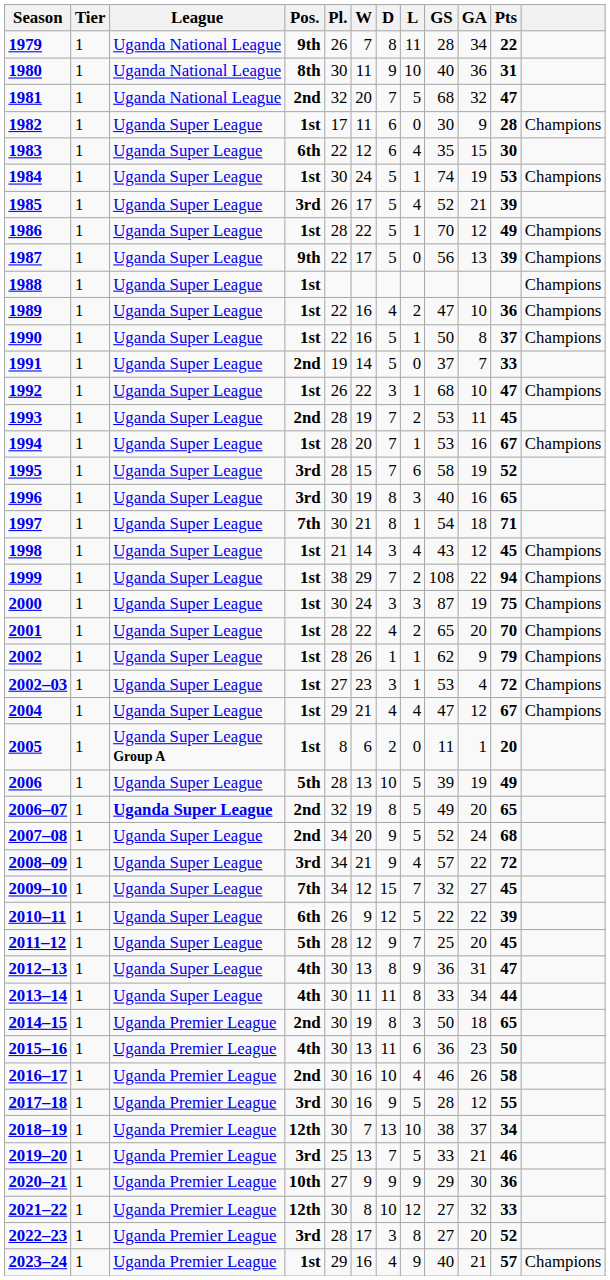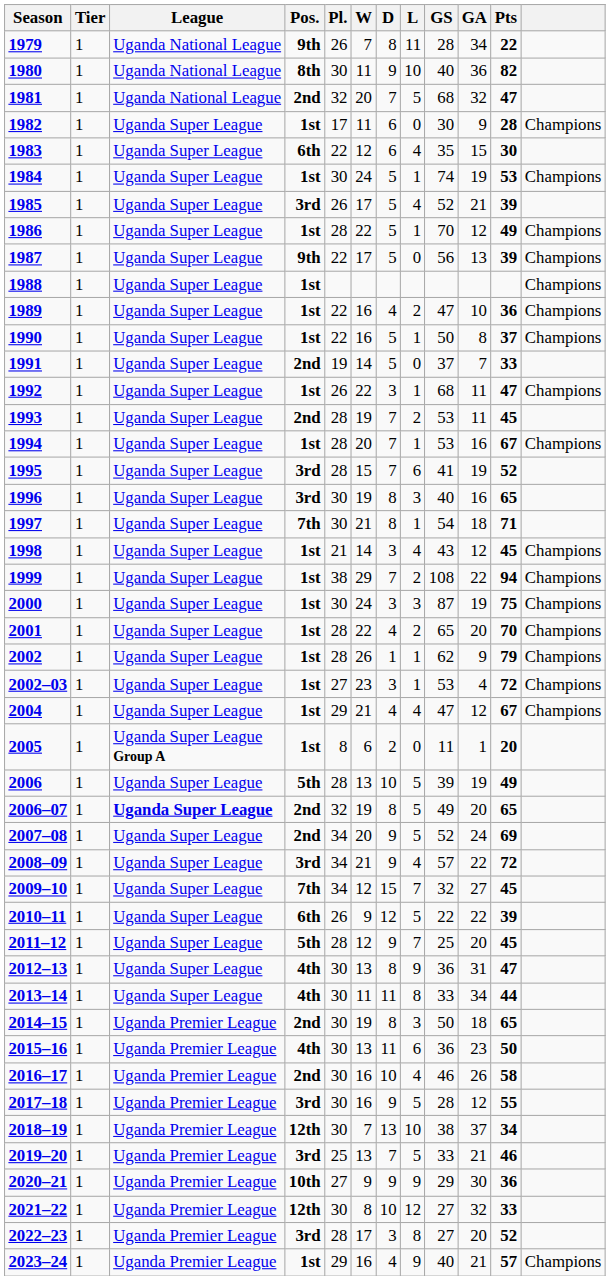(509, 71) 31 -> (509, 71) 82
(479, 390) 10 -> (479, 390) 11
(446, 470) 58 -> (446, 470) 41
(509, 836) 68 -> (509, 836) 69
